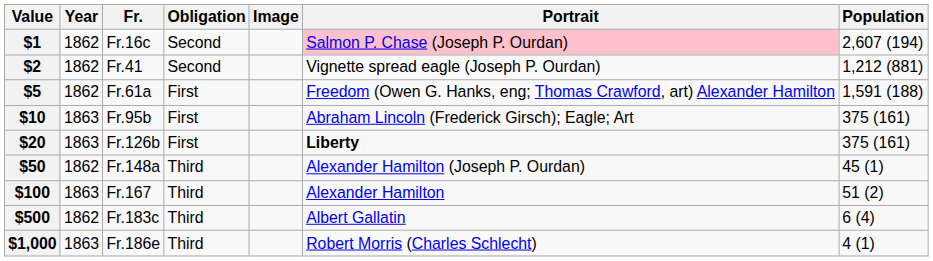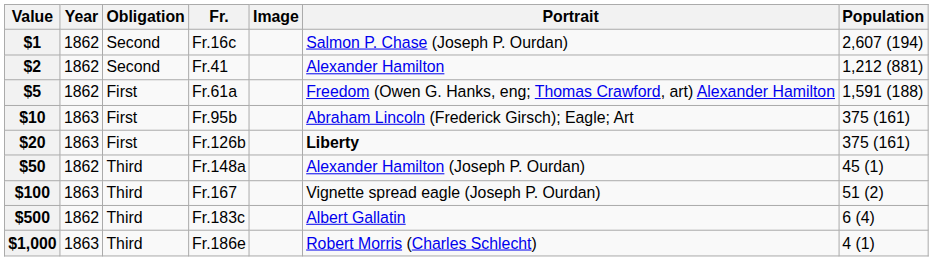columns swapped: (207, 17) <-> (133, 17)
(437, 42) pink background -> (437, 42) no background
(453, 67) Vignette spread eagle (Joseph P. Ourdan) -> (375, 67) Alexander Hamilton
(375, 192) Alexander Hamilton -> (453, 192) Vignette spread eagle (Joseph P. Ourdan)
